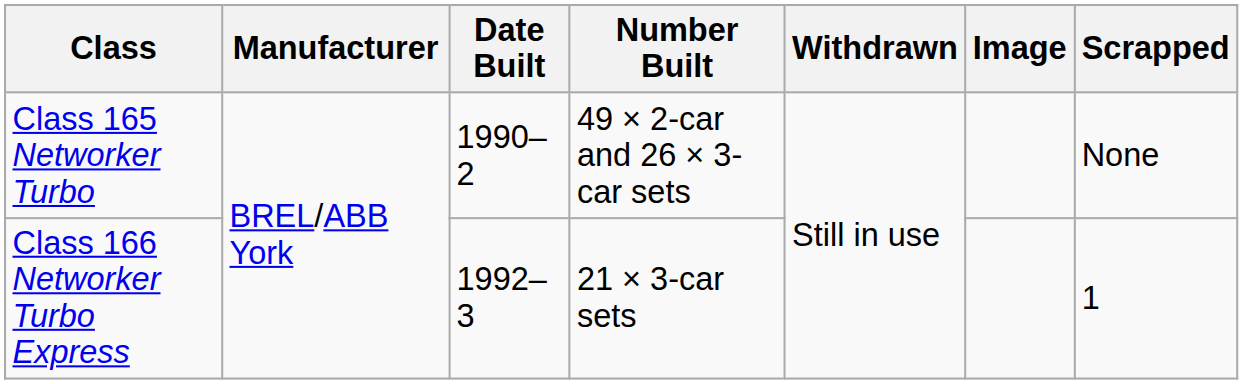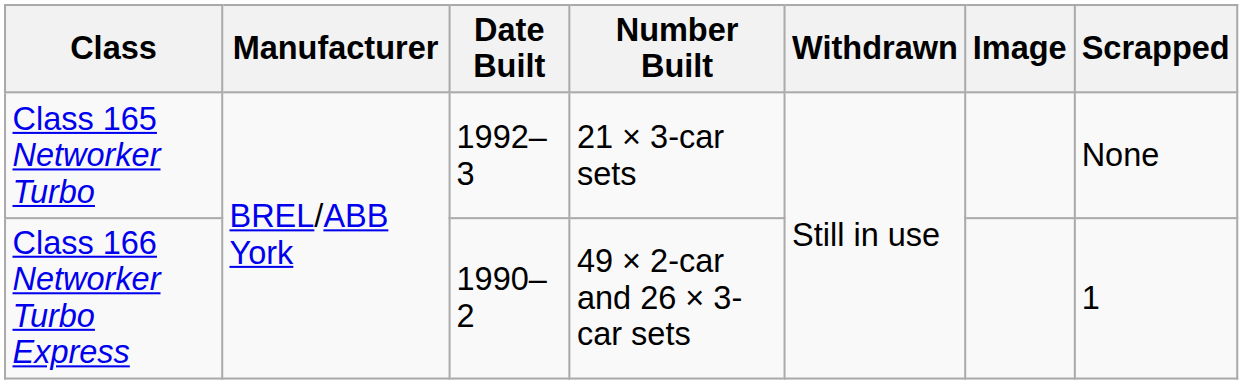(502, 154) 1990–2 -> (502, 154) 1992–3
(660, 154) 49 × 2-car and 26 × 3-car sets -> (651, 154) 21 × 3-car sets
(502, 297) 1992–3 -> (502, 297) 1990–2
(651, 297) 21 × 3-car sets -> (660, 297) 49 × 2-car and 26 × 3-car sets
